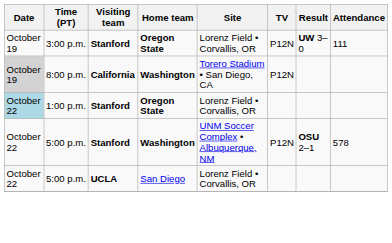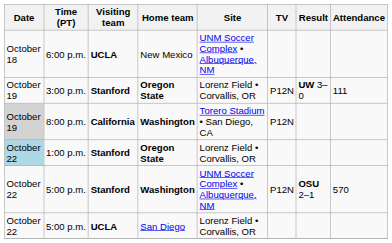+ row: (66, 54)
(341, 142) 578 -> (341, 190) 570
